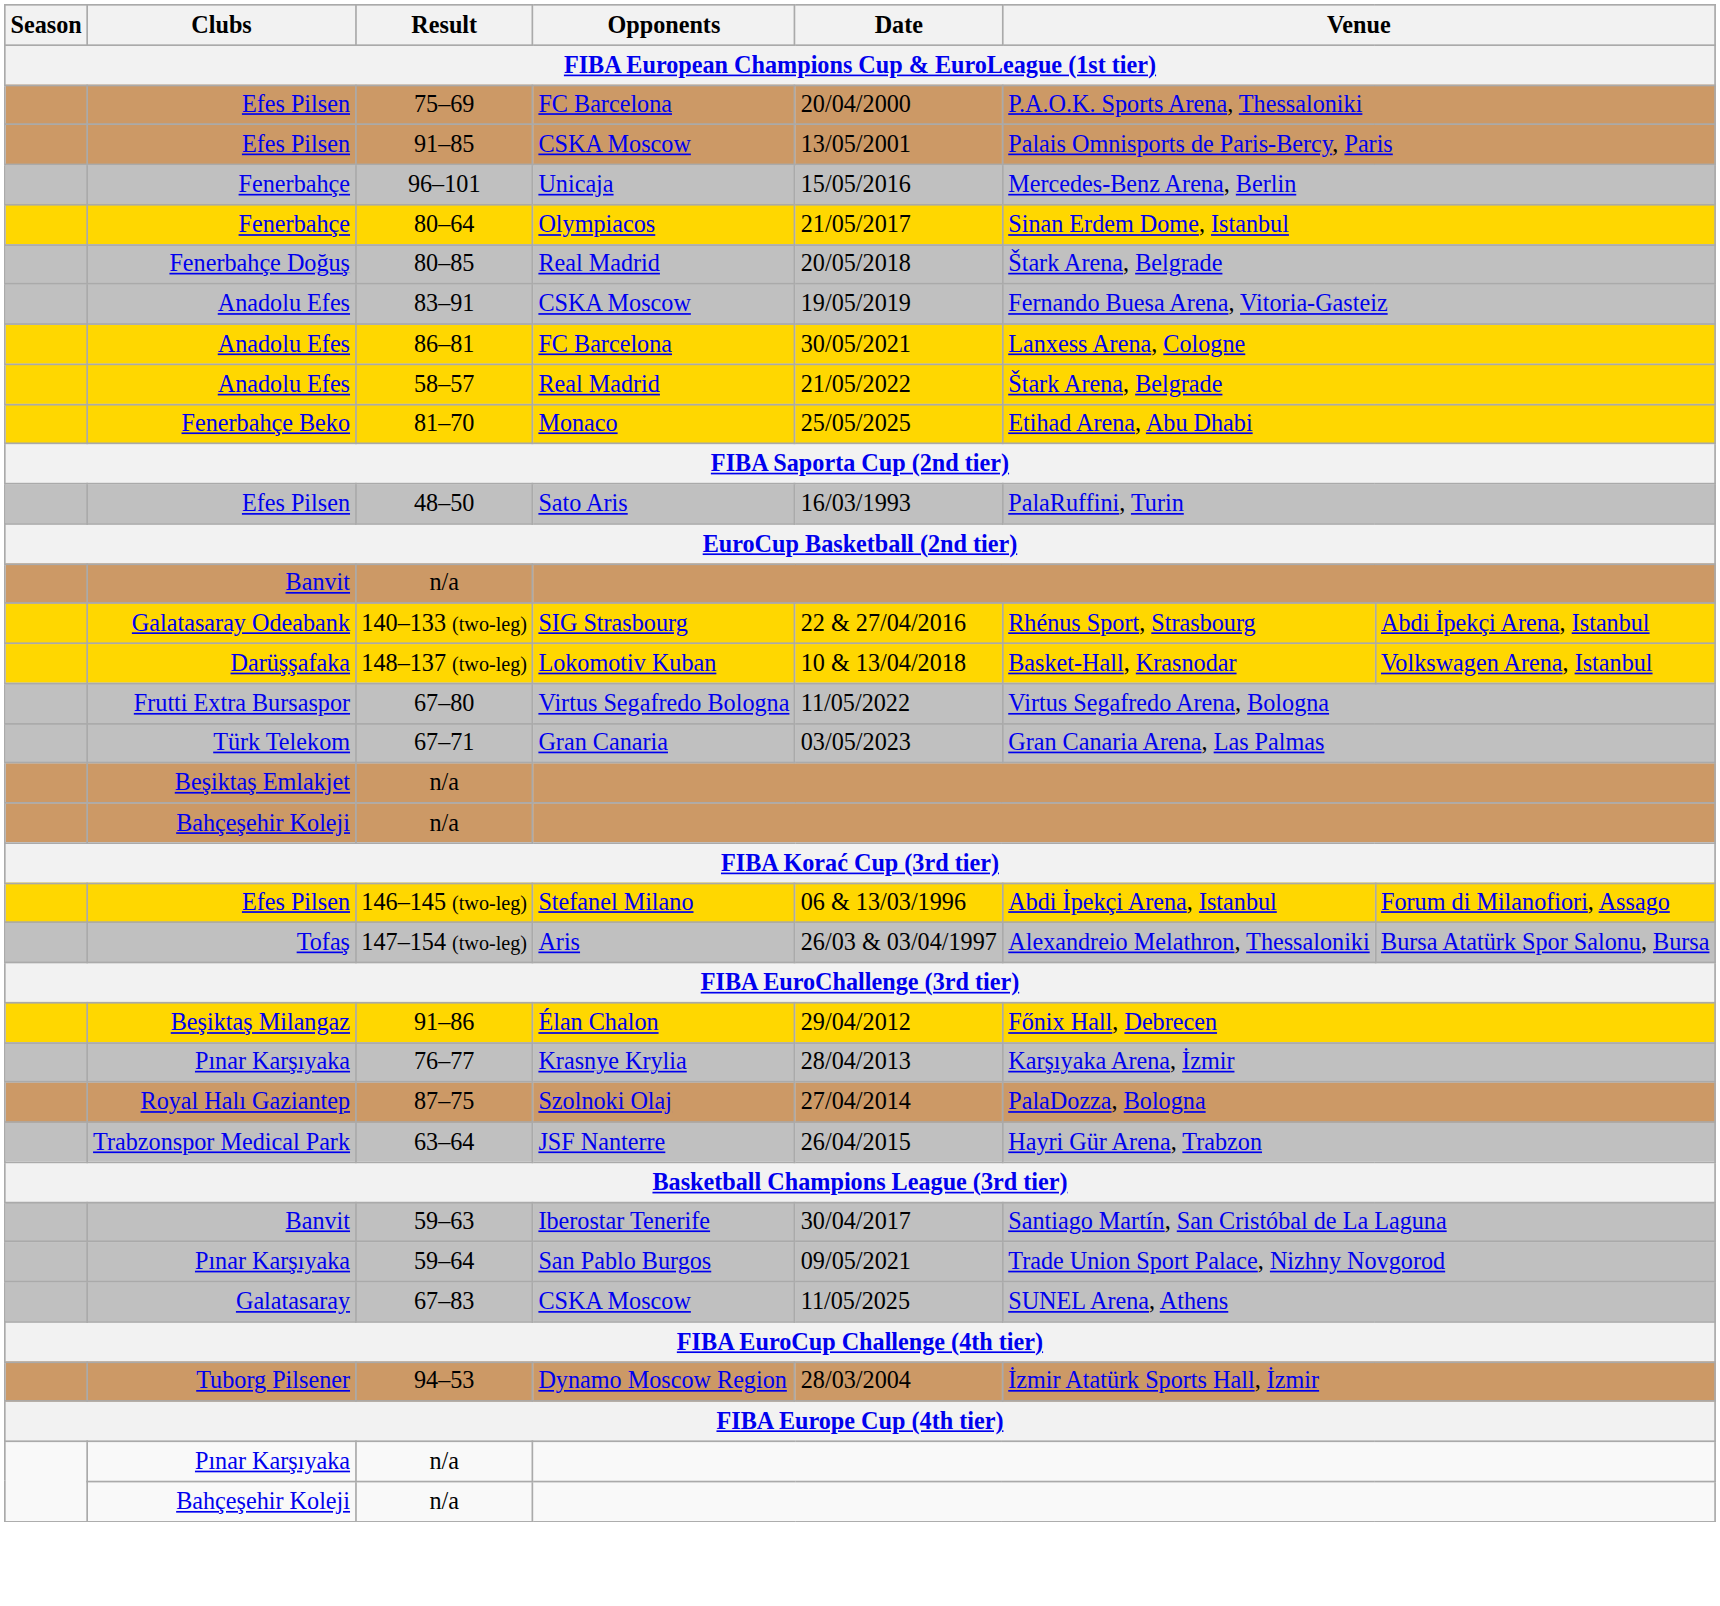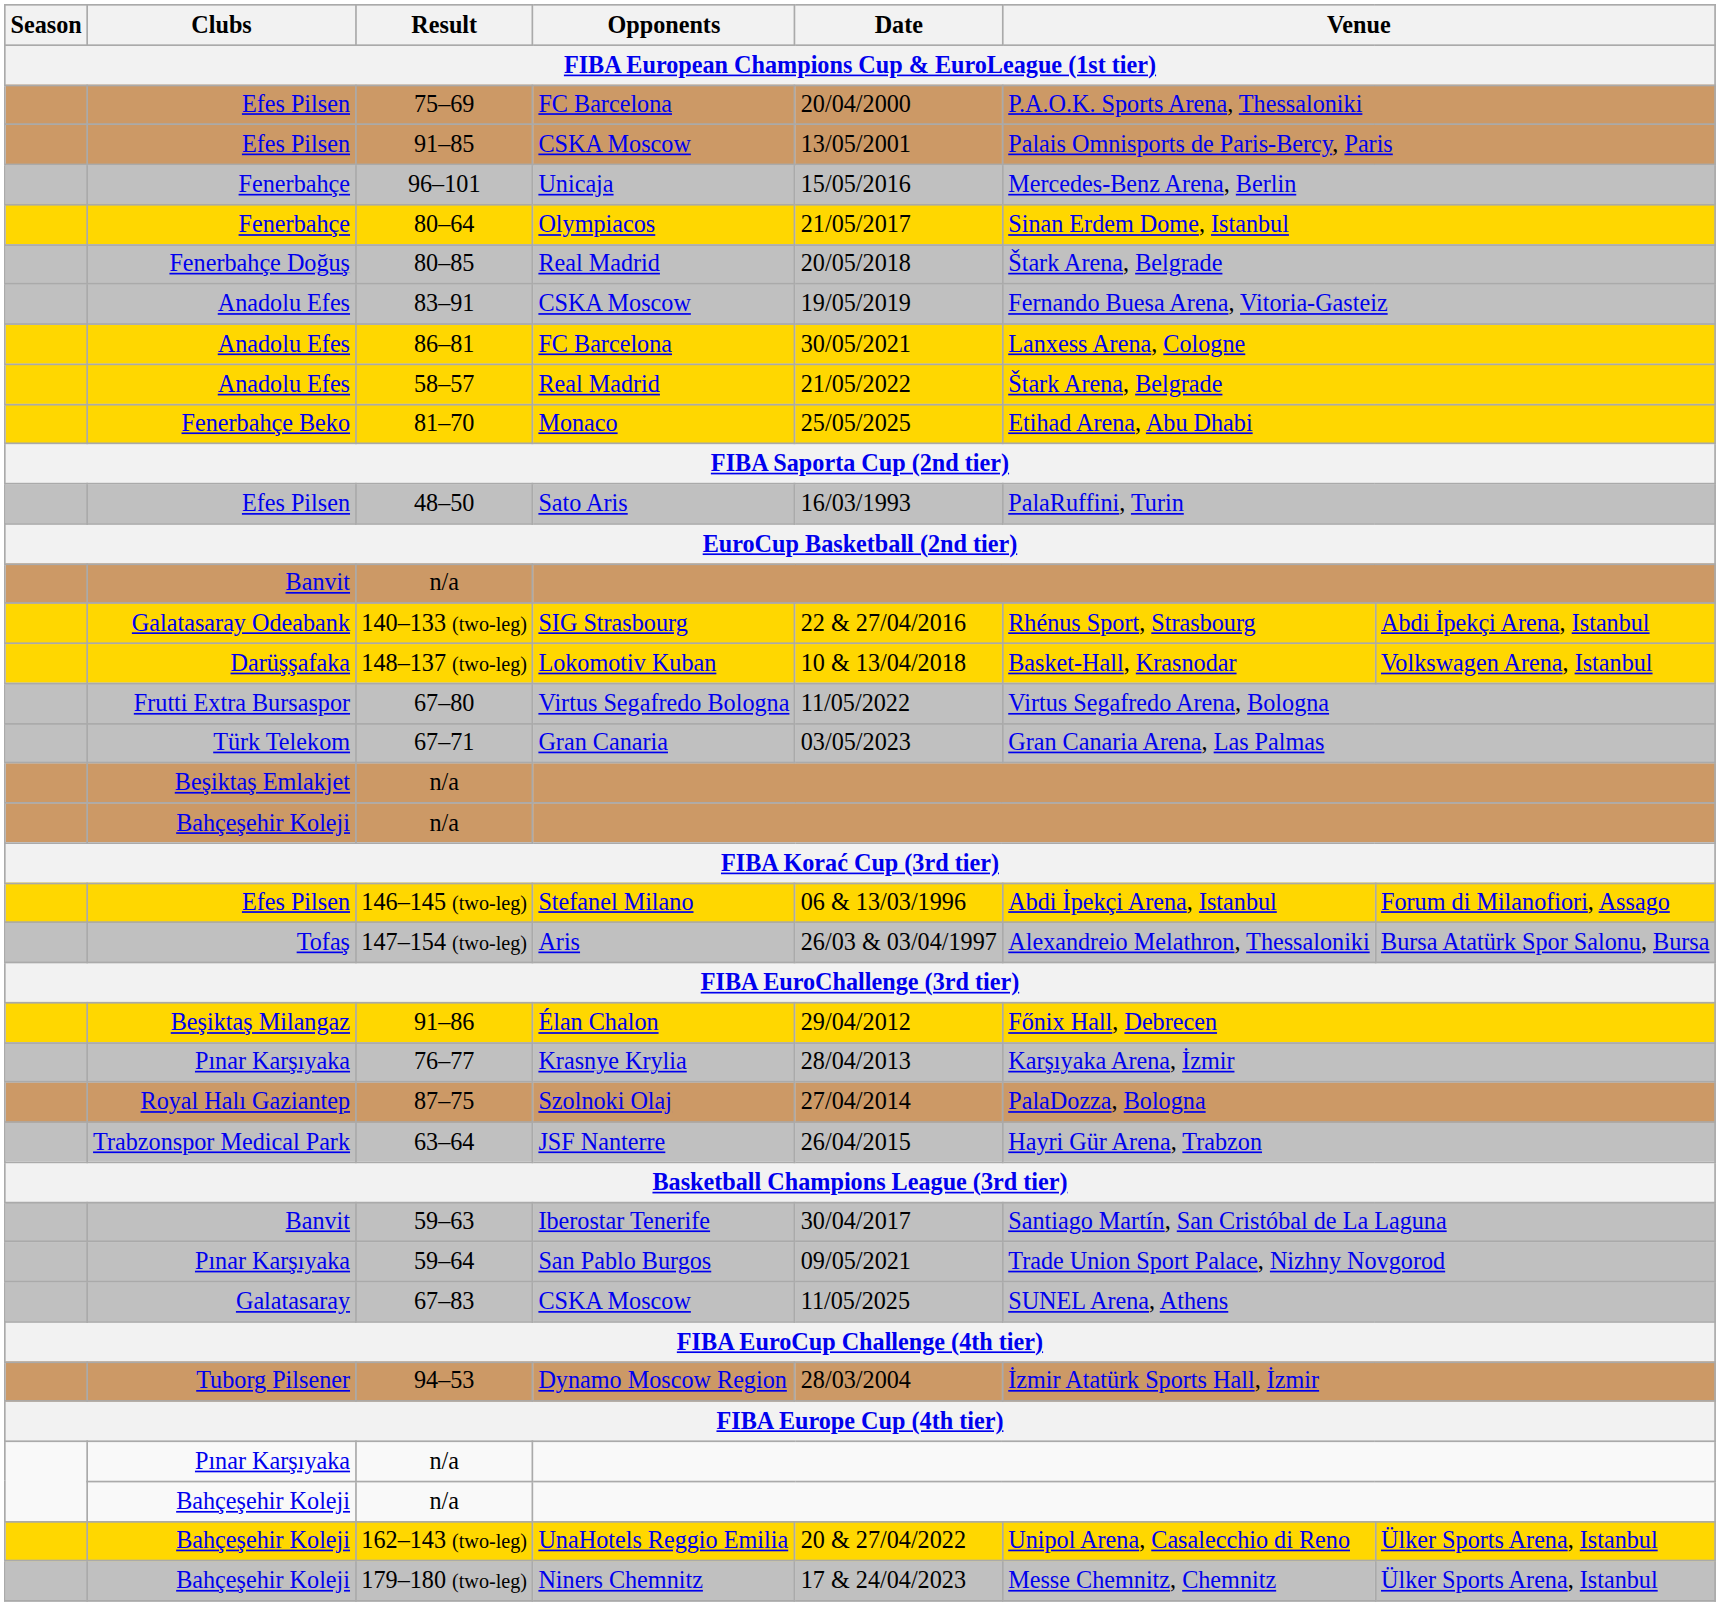+ row: (263, 1541)
+ row: (263, 1580)
